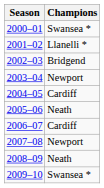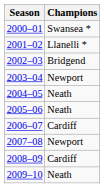(62, 93) Cardiff -> (59, 93) Neath
(59, 158) Neath -> (62, 158) Cardiff
(69, 175) Swansea * -> (59, 175) Neath
